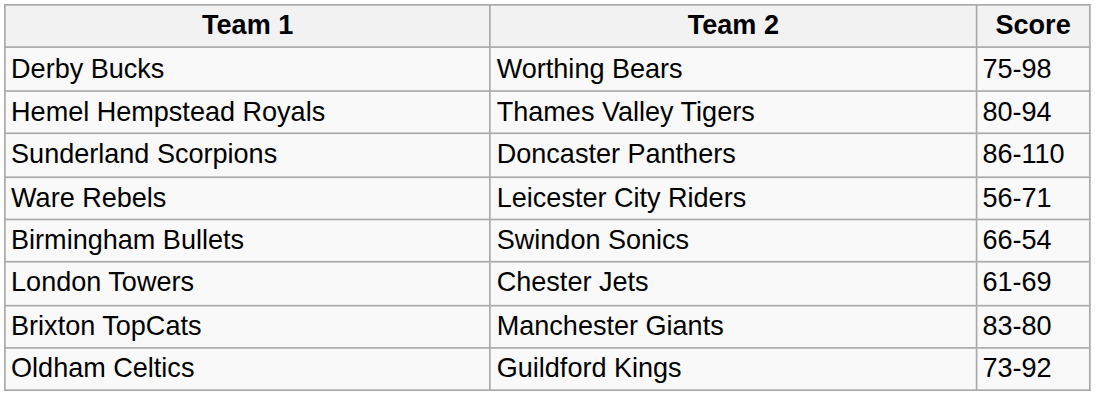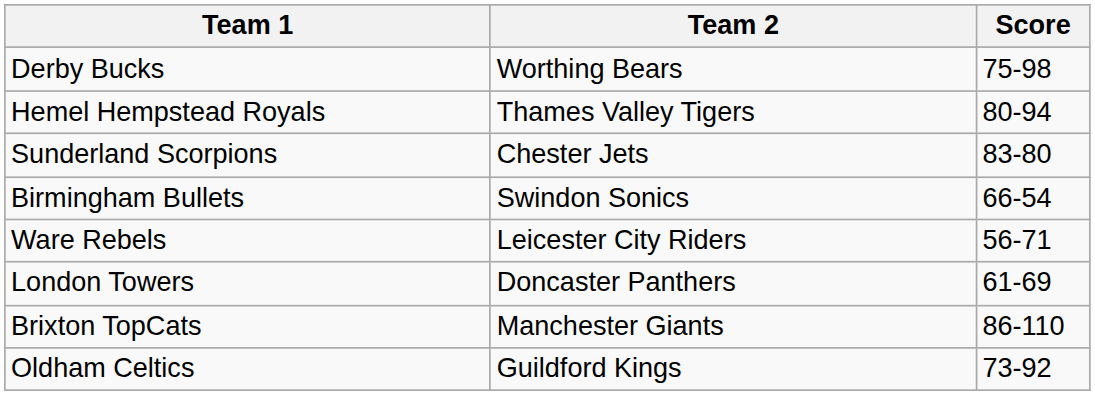(616, 154) Doncaster Panthers -> (573, 154) Chester Jets
(1024, 154) 86-110 -> (1017, 154) 83-80
rows swapped: (89, 197) <-> (128, 240)
(573, 283) Chester Jets -> (616, 283) Doncaster Panthers
(1017, 326) 83-80 -> (1024, 326) 86-110
